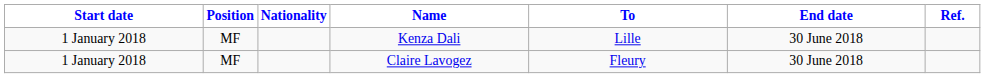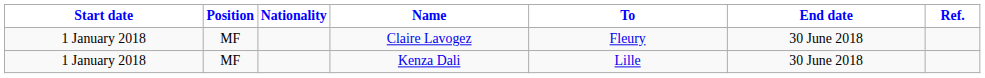rows swapped: (429, 39) <-> (429, 61)
